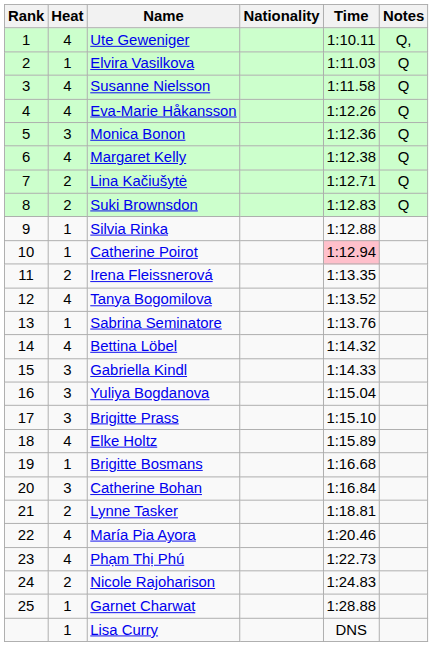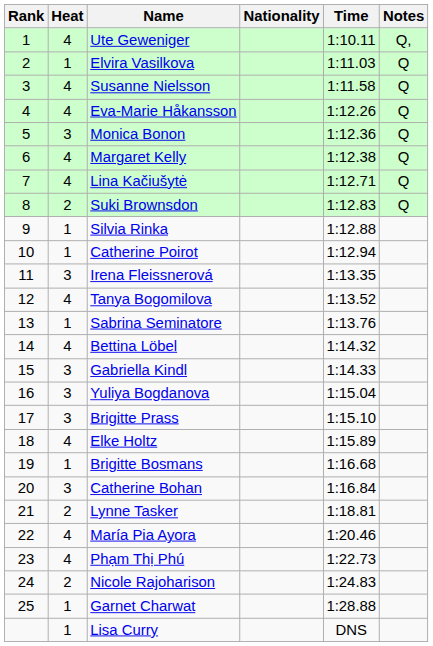(67, 181) 2 -> (67, 181) 4
(351, 252) pink background -> (351, 252) no background
(67, 275) 2 -> (67, 275) 3
